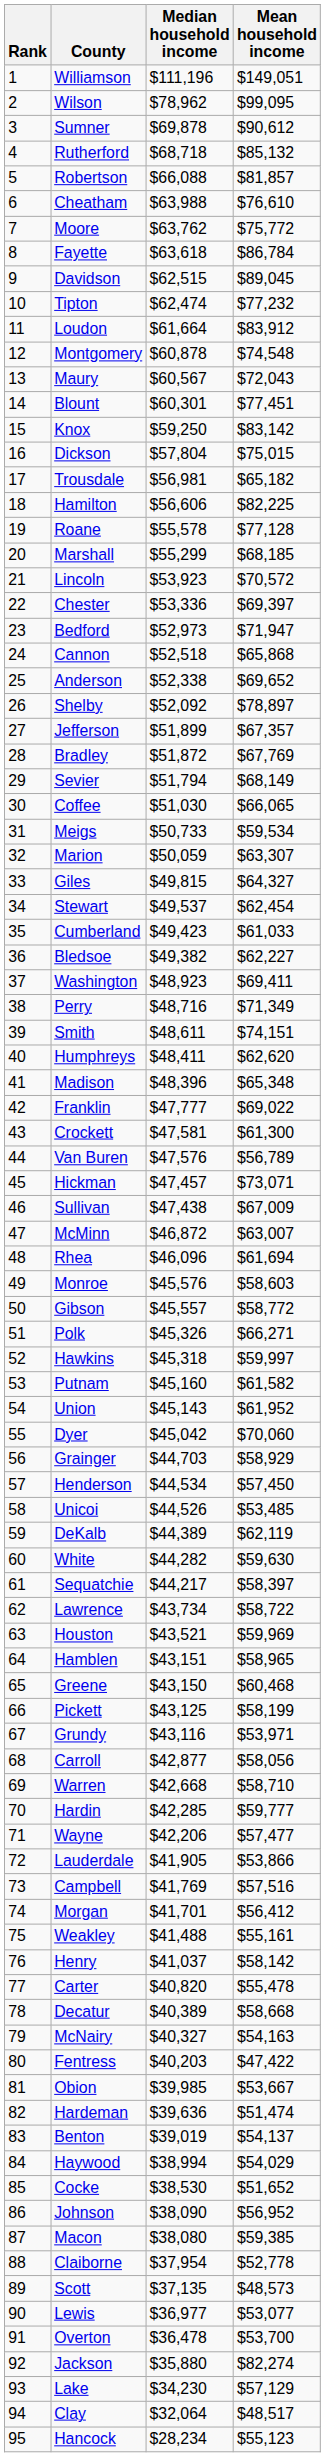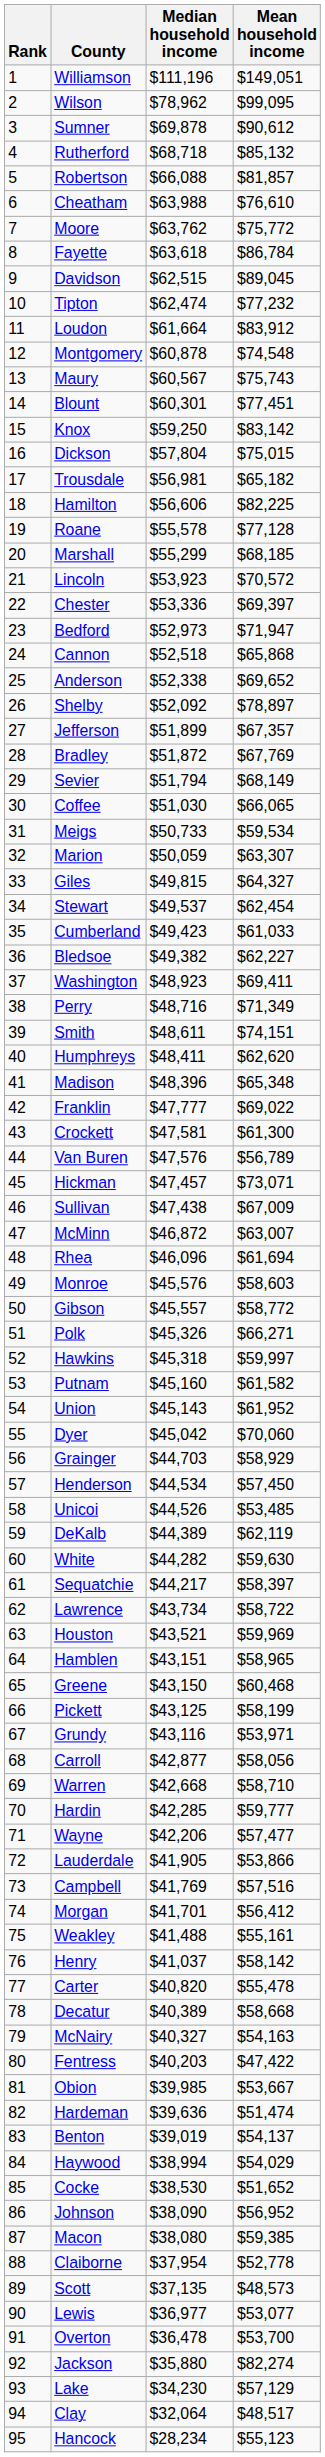(266, 379) $72,043 -> (266, 379) $75,743
